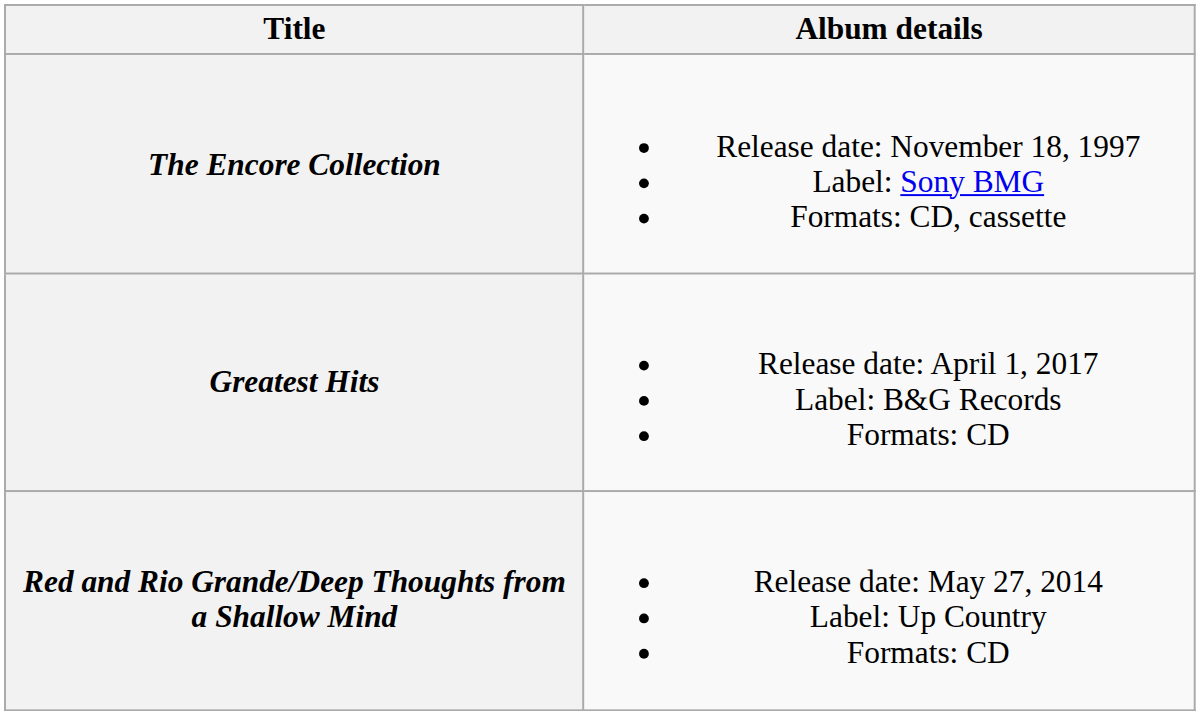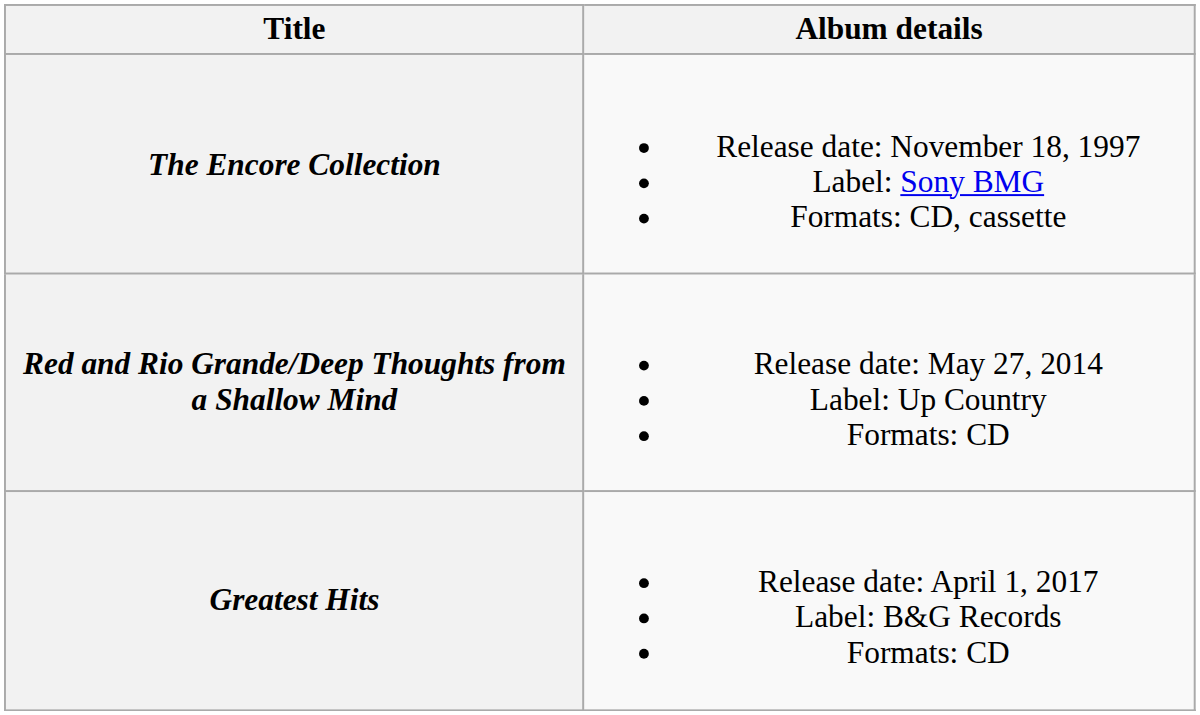rows swapped: (294, 599) <-> (294, 381)
